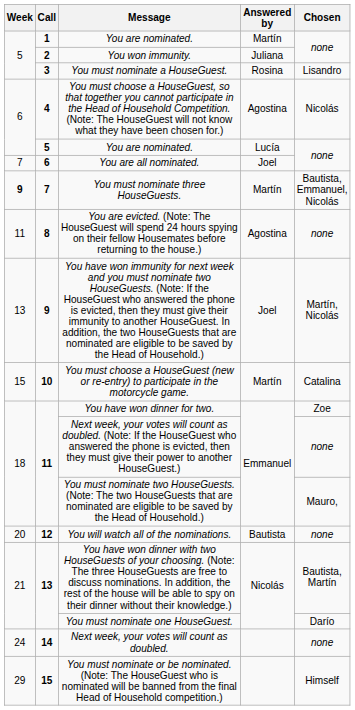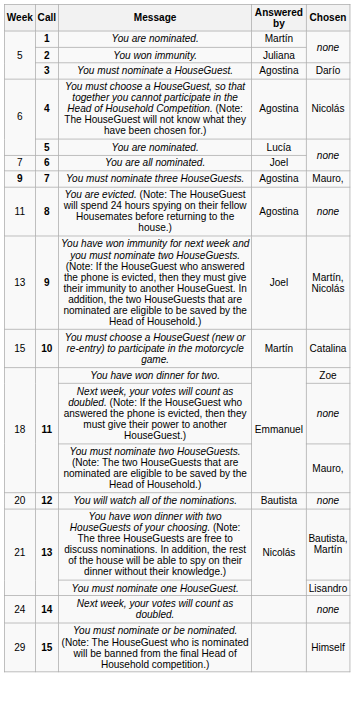(267, 71) Rosina -> (279, 71) Agostina
(322, 71) Lisandro -> (328, 71) Darío
(267, 190) Martín -> (279, 178) Agostina
(322, 190) Bautista, Emmanuel, Nicolás -> (328, 178) Mauro,
(322, 621) Darío -> (328, 588) Lisandro
